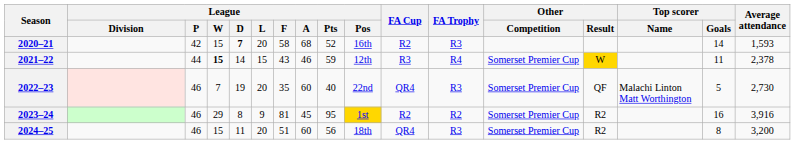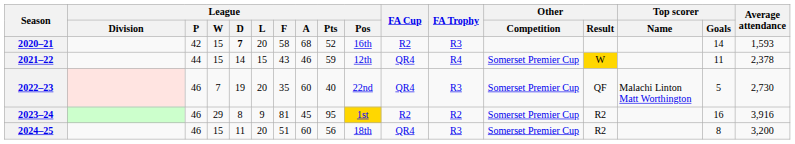(218, 60) bold -> (218, 60) normal
(405, 60) R3 -> (405, 60) QR4
